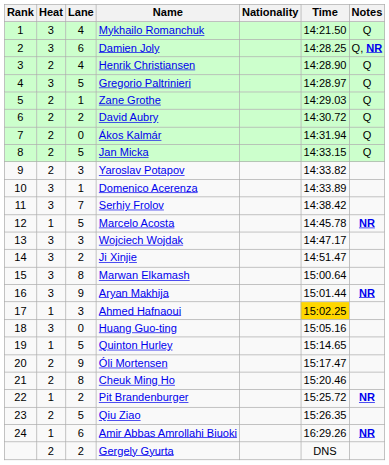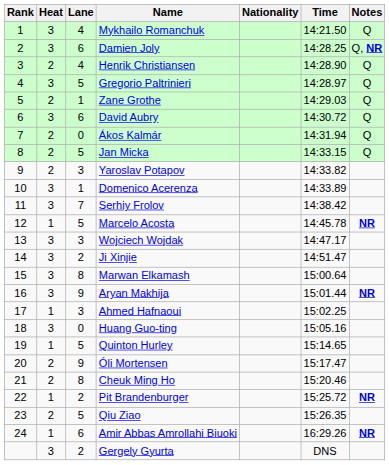(51, 118) 2 -> (51, 118) 3
(81, 118) 2 -> (81, 118) 6
(325, 310) gold background -> (325, 310) no background
(51, 450) 2 -> (51, 450) 3
